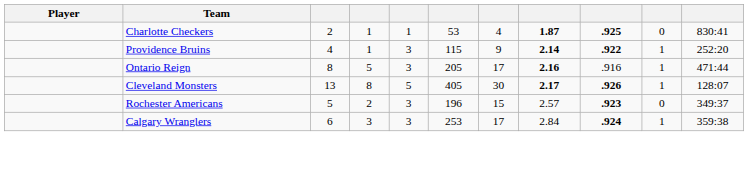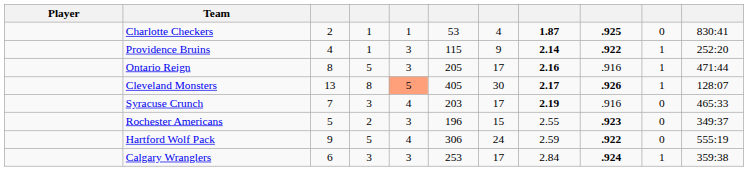(408, 85) no background -> (408, 85) lightsalmon background
+ row: (164, 103)
(549, 103) 2.57 -> (549, 121) 2.55
+ row: (170, 139)
